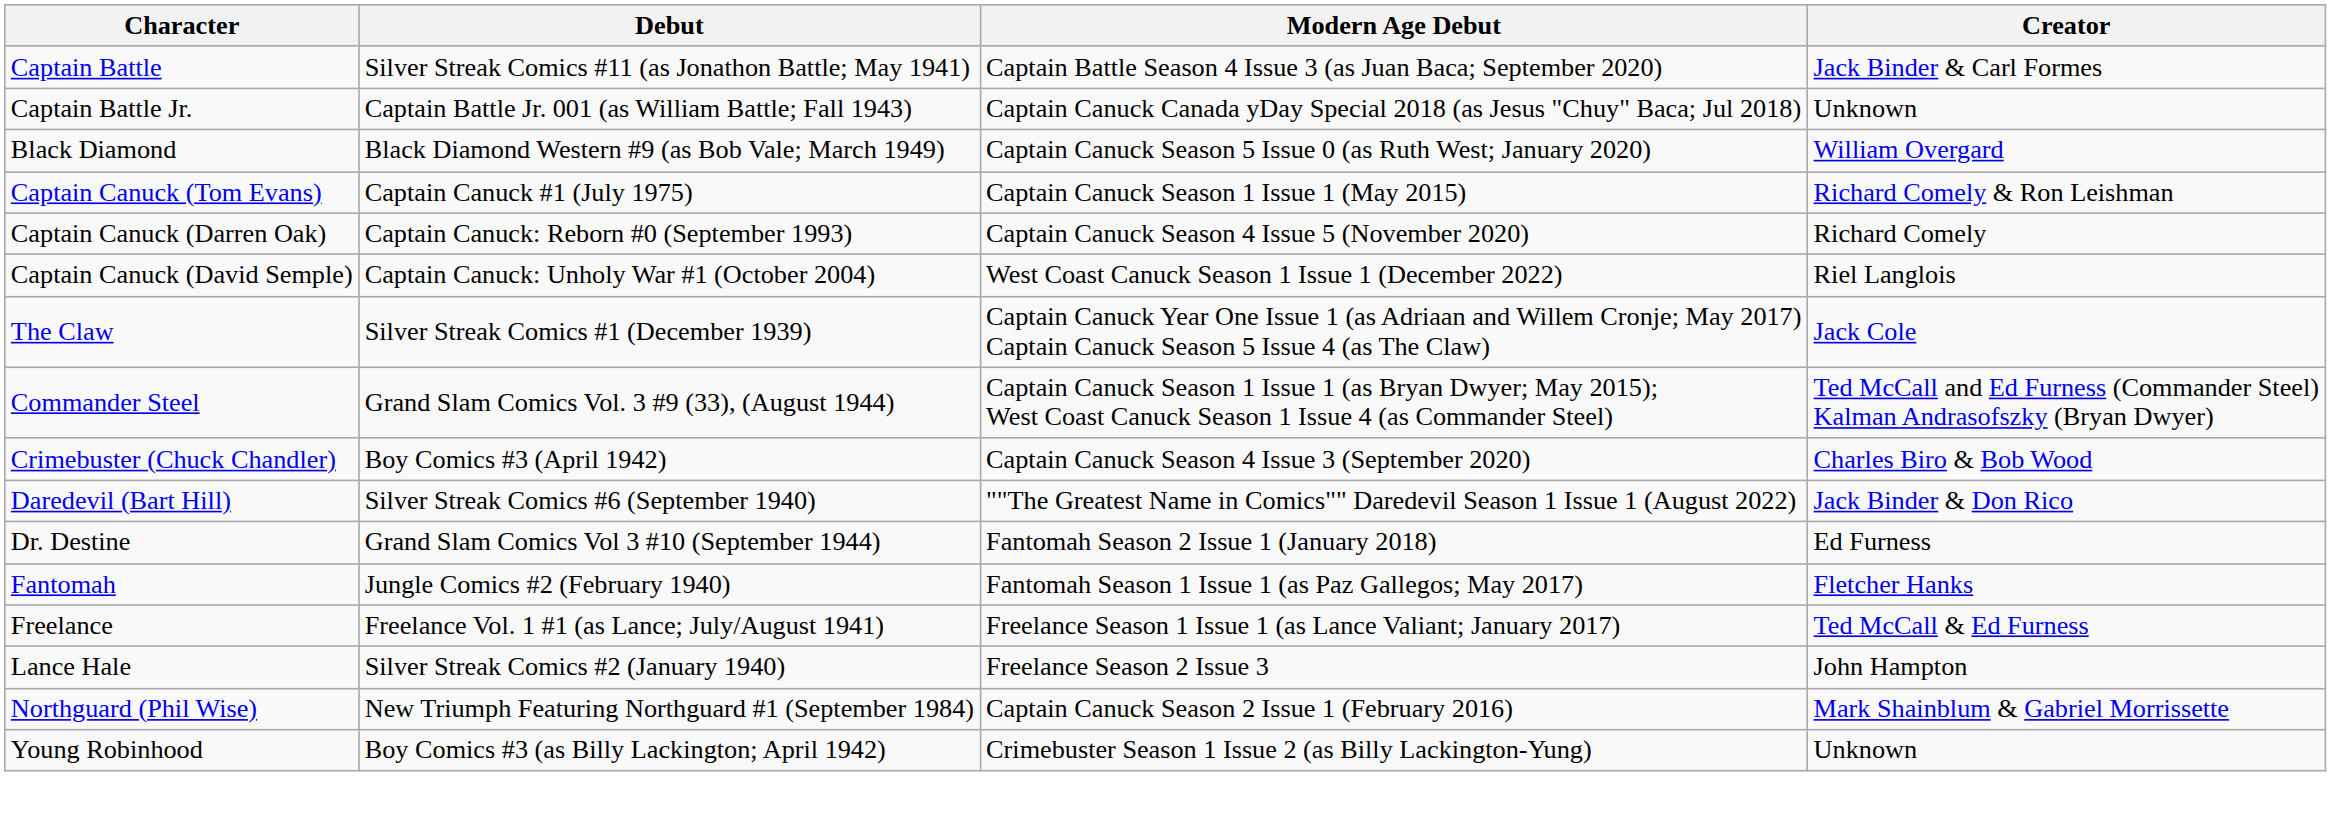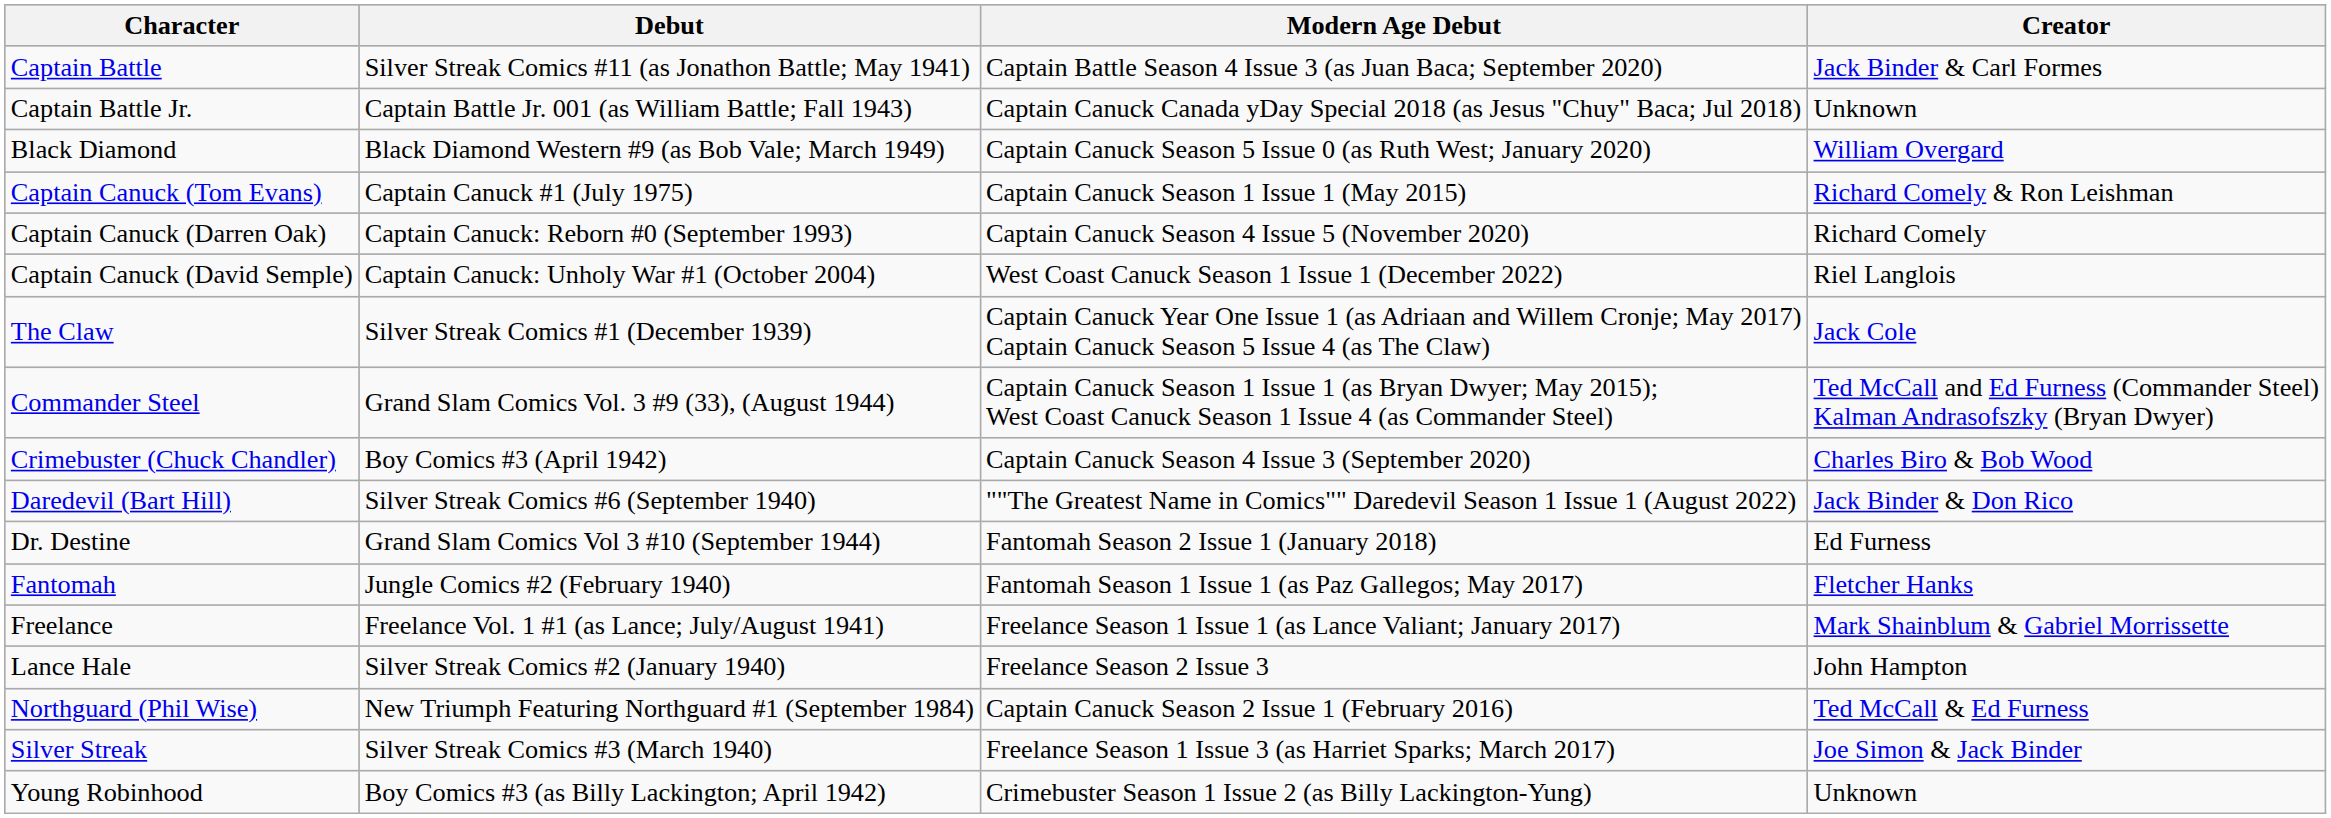(1951, 625) Ted McCall & Ed Furness -> (2021, 625) Mark Shainblum & Gabriel Morrissette
(2021, 708) Mark Shainblum & Gabriel Morrissette -> (1951, 708) Ted McCall & Ed Furness
+ row: (79, 750)
